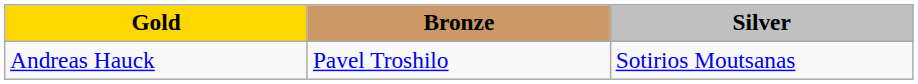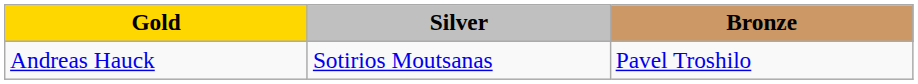columns swapped: (762, 23) <-> (459, 23)
